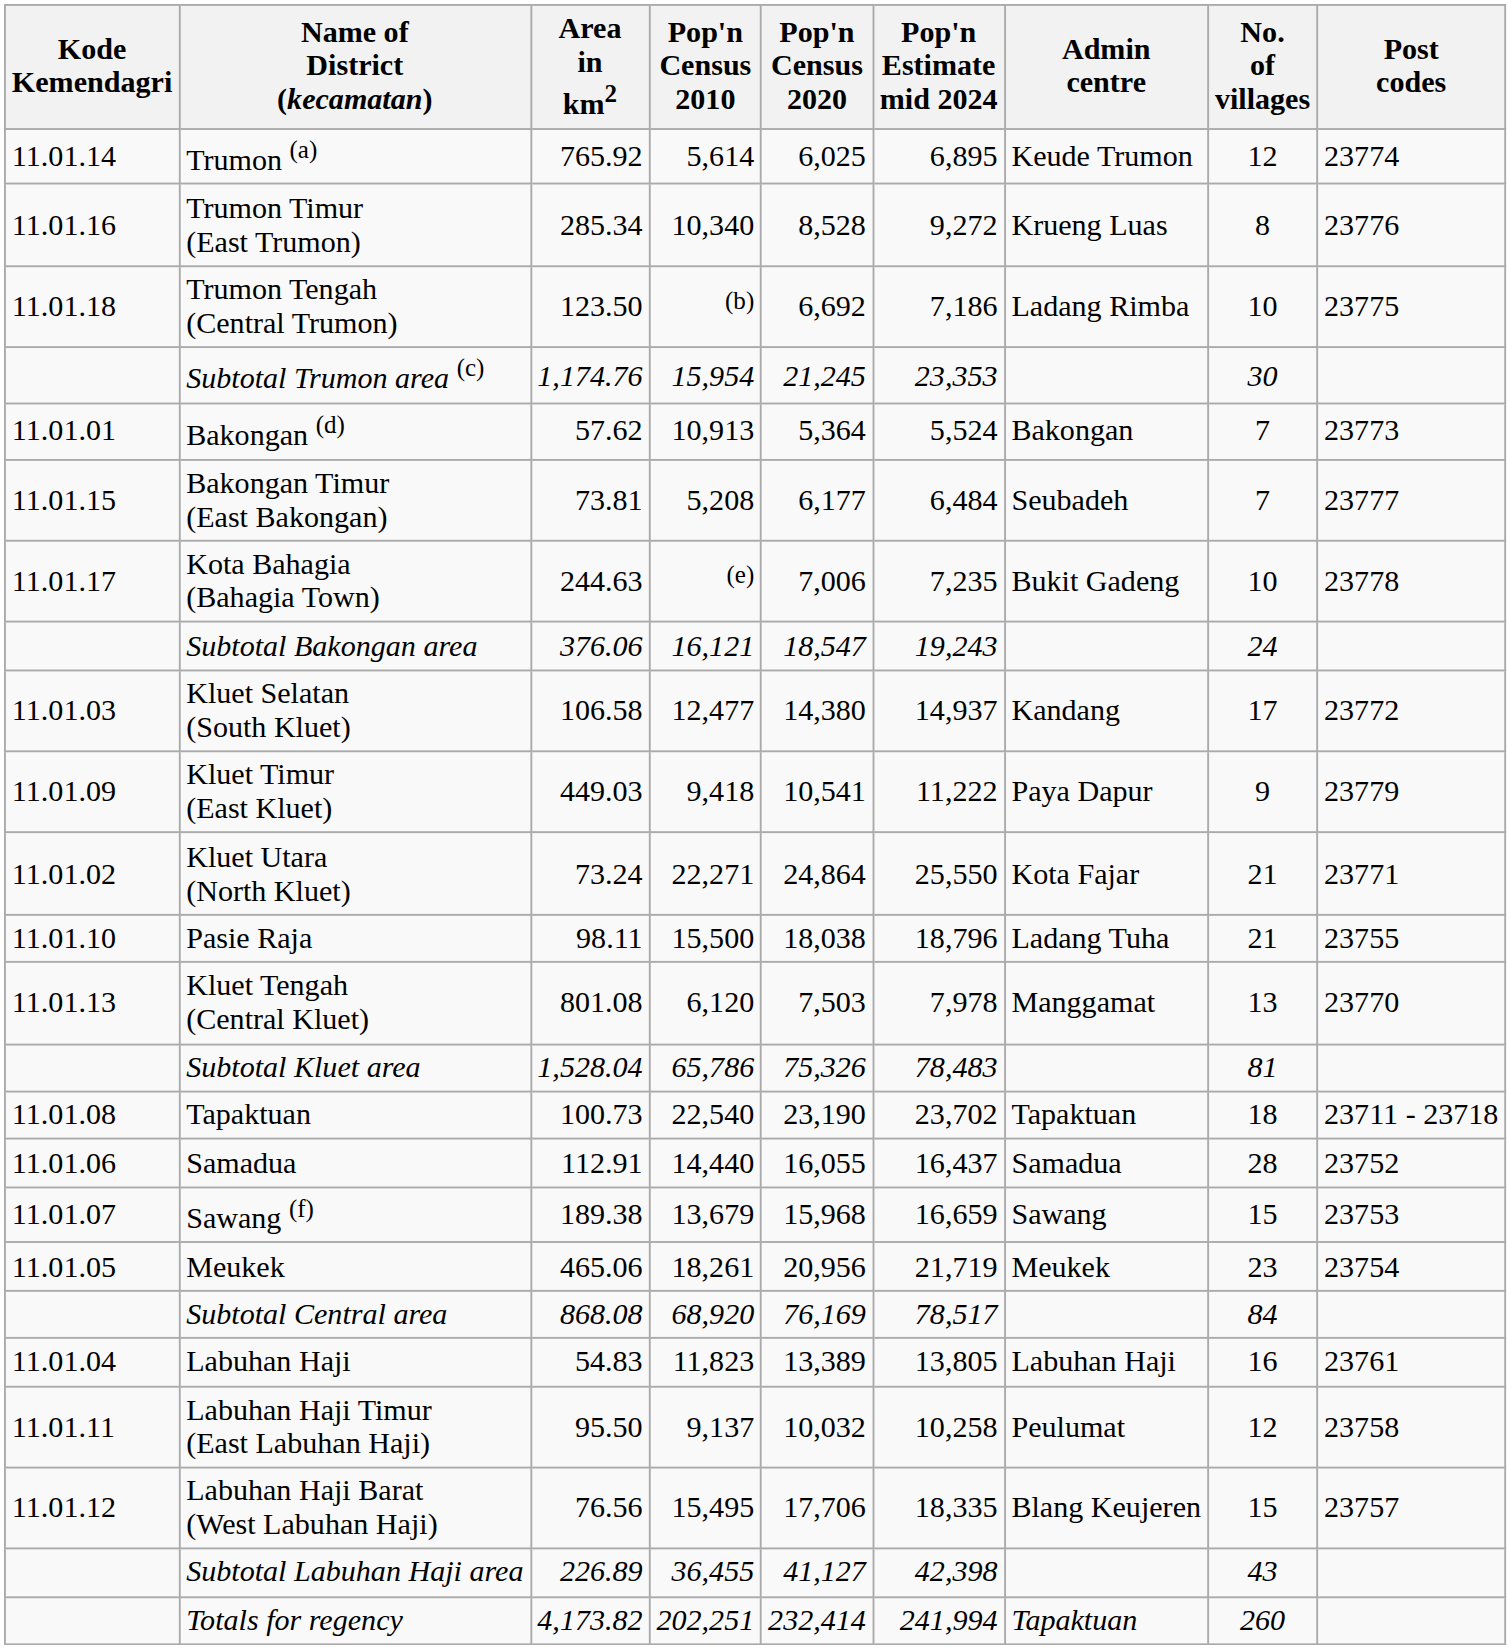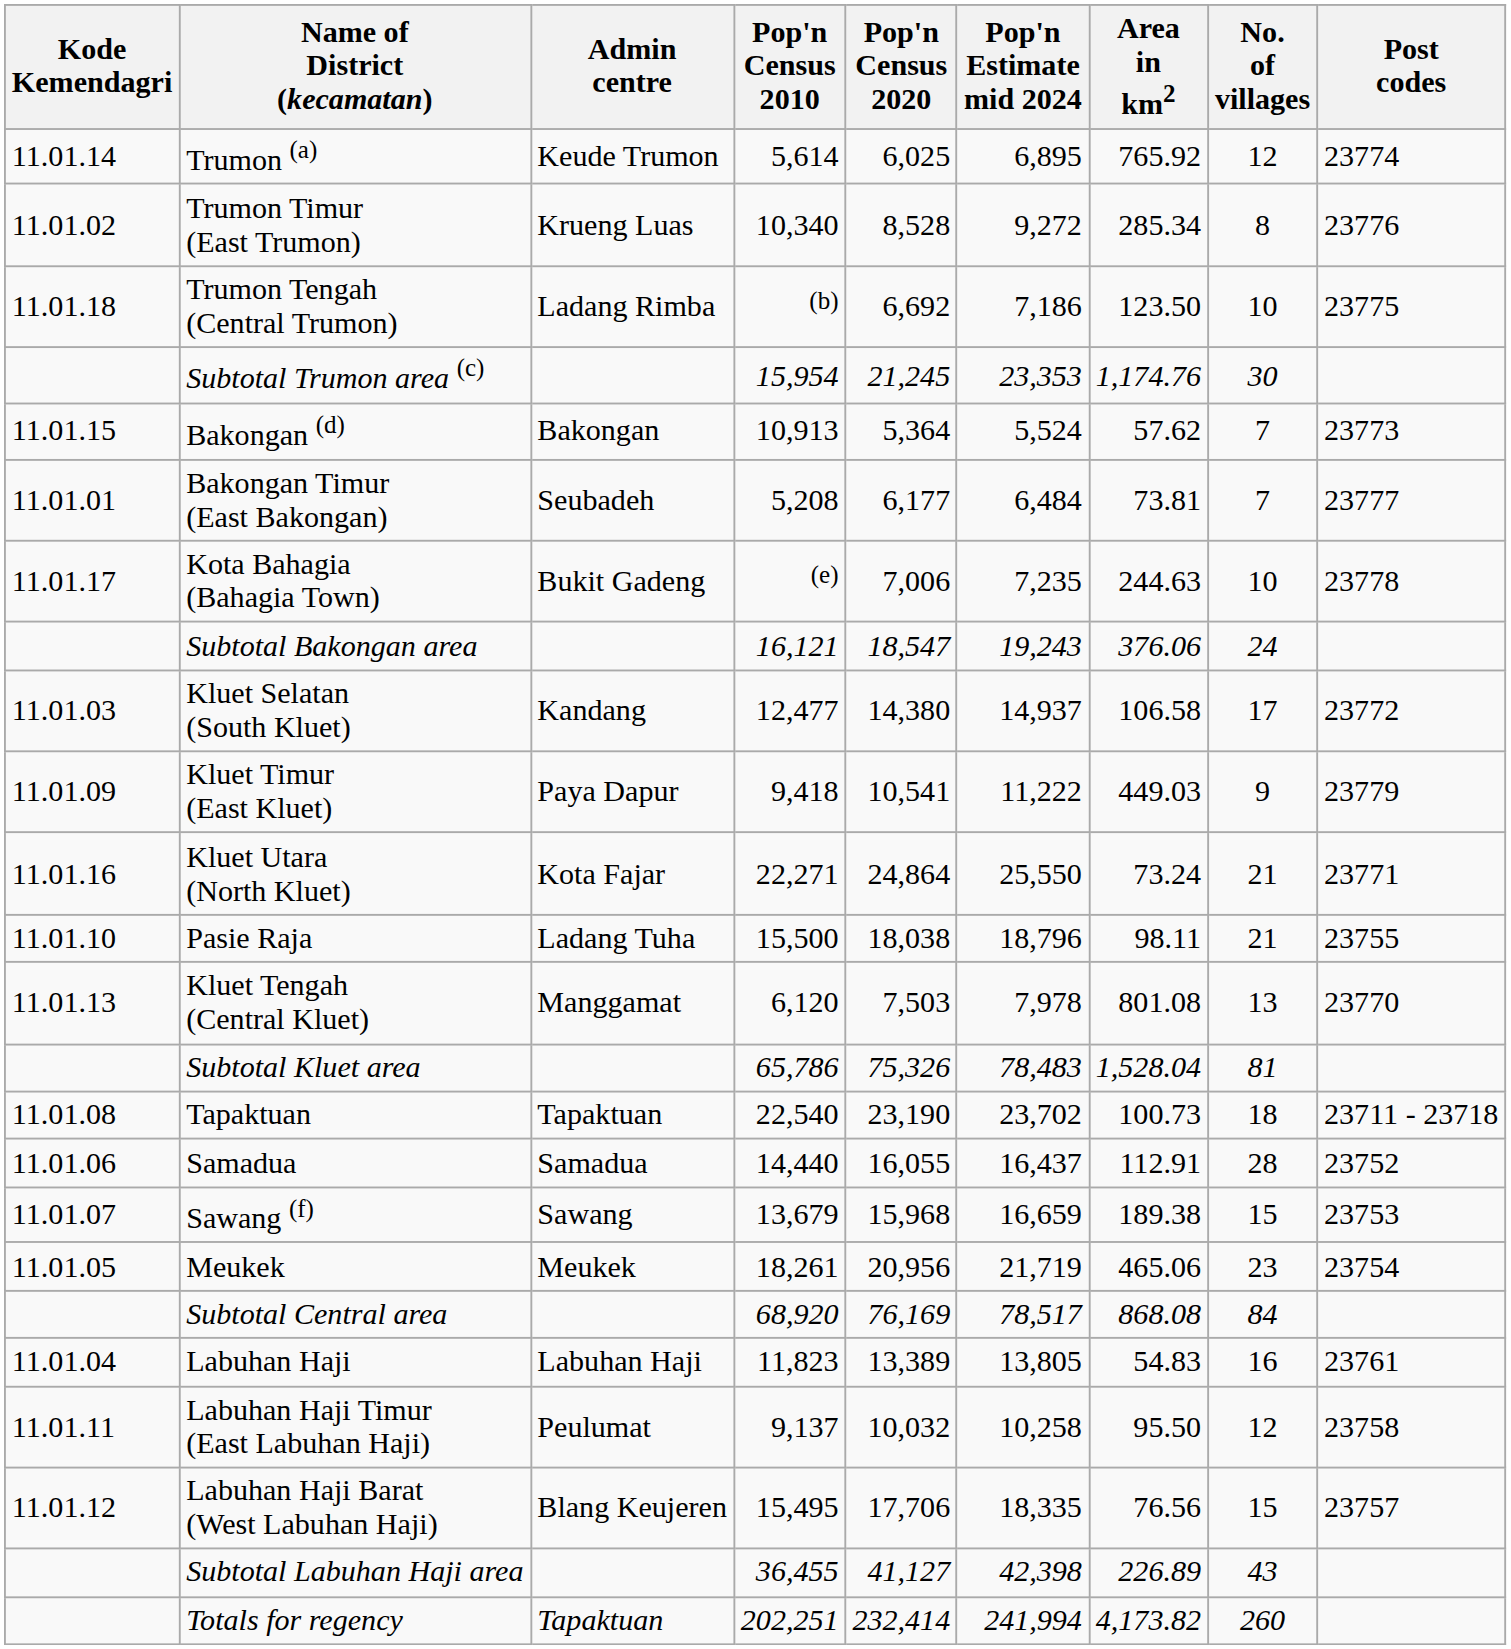columns swapped: (590, 66) <-> (1106, 66)
(64, 224) 11.01.16 -> (64, 224) 11.01.02
(64, 430) 11.01.01 -> (64, 430) 11.01.15
(64, 499) 11.01.15 -> (64, 499) 11.01.01
(64, 873) 11.01.02 -> (64, 873) 11.01.16
